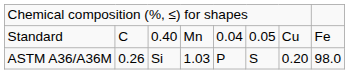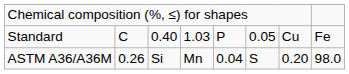(193, 36) Mn -> (197, 36) 1.03
(230, 36) 0.04 -> (221, 36) P
(197, 58) 1.03 -> (193, 58) Mn
(221, 58) P -> (230, 58) 0.04
